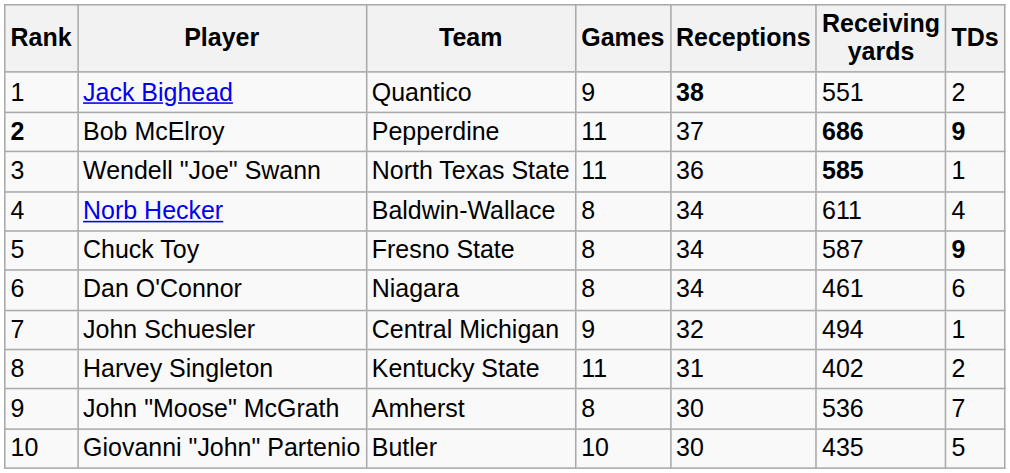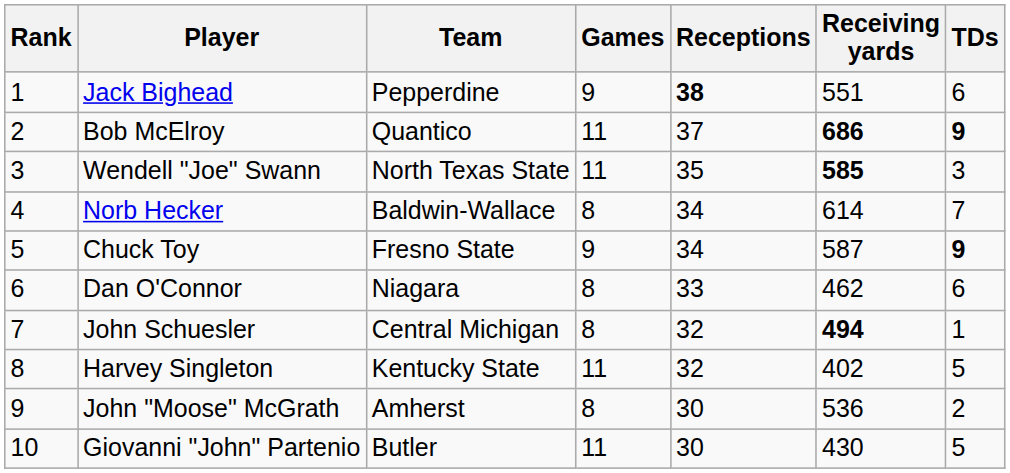(422, 91) Quantico -> (436, 91) Pepperdine
(958, 91) 2 -> (958, 91) 6
(17, 131) bold -> (17, 131) normal
(436, 131) Pepperdine -> (422, 131) Quantico
(690, 171) 36 -> (690, 171) 35
(958, 171) 1 -> (958, 171) 3
(842, 210) 611 -> (843, 210) 614
(958, 210) 4 -> (958, 210) 7
(588, 250) 8 -> (588, 250) 9
(690, 289) 34 -> (690, 289) 33
(843, 289) 461 -> (843, 289) 462
(588, 329) 9 -> (588, 329) 8
(843, 329) normal -> (843, 329) bold
(690, 369) 31 -> (690, 369) 32
(958, 369) 2 -> (958, 369) 5
(958, 408) 7 -> (958, 408) 2
(595, 448) 10 -> (594, 448) 11
(843, 448) 435 -> (843, 448) 430
